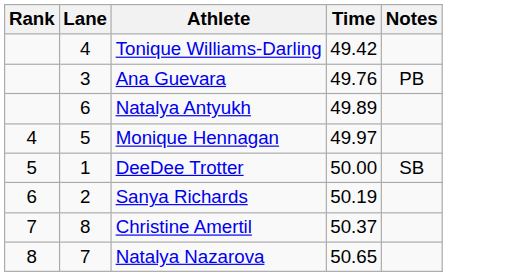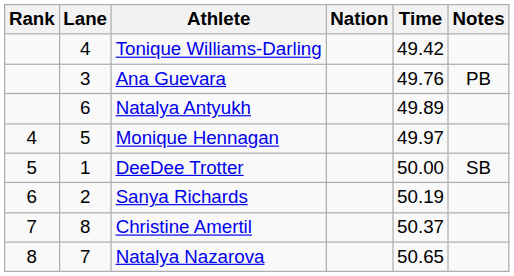+ column: (359, 19)
